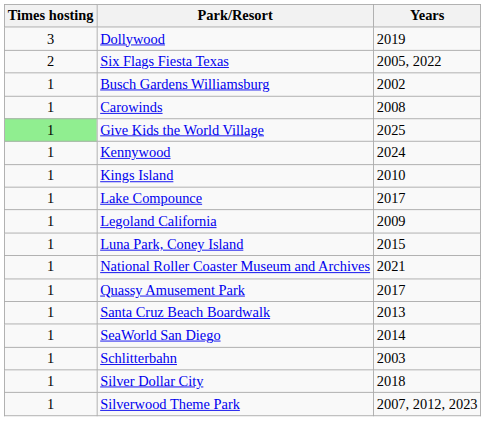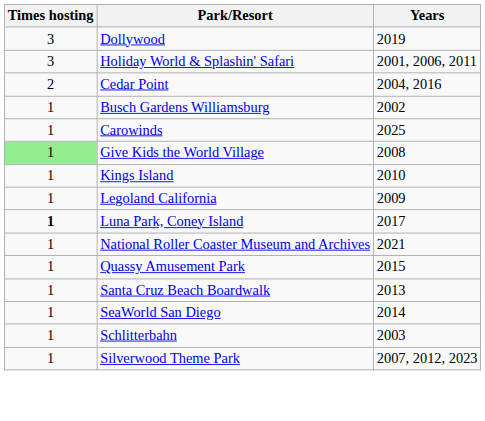+ row: (197, 61)
+ row: (134, 84)
- row: (165, 61)
(391, 107) 2008 -> (391, 130) 2025
(391, 130) 2025 -> (391, 152) 2008
- row: (135, 152)
- row: (151, 198)
(51, 244) normal -> (51, 221) bold
(391, 244) 2015 -> (391, 221) 2017
(391, 289) 2017 -> (391, 267) 2015
- row: (152, 381)
